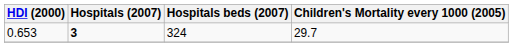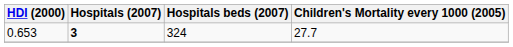(305, 32) 29.7 -> (305, 32) 27.7
